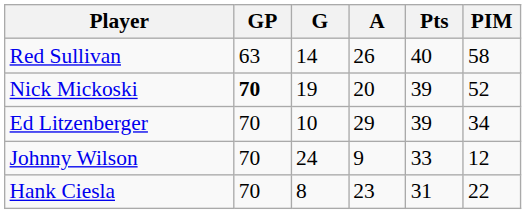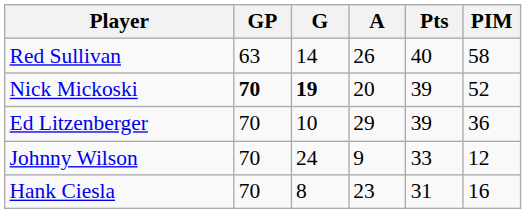(307, 89) normal -> (307, 89) bold
(479, 123) 34 -> (479, 123) 36
(479, 191) 22 -> (479, 191) 16
